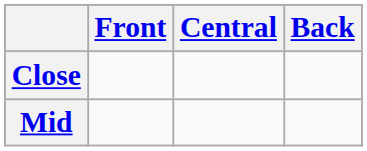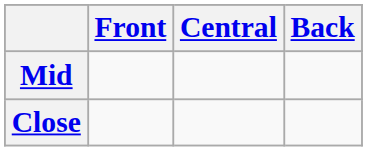rows swapped: (46, 74) <-> (46, 121)
